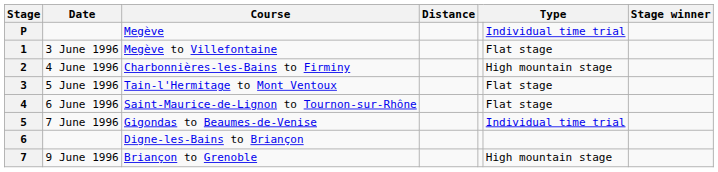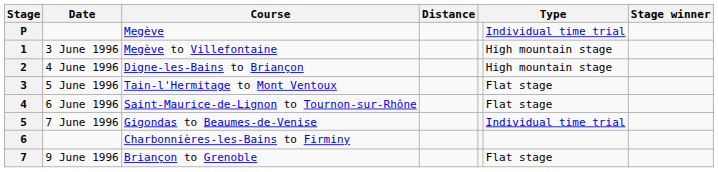(519, 49) Flat stage -> (549, 49) High mountain stage
(237, 67) Charbonnières-les-Bains to Firminy -> (214, 67) Digne-les-Bains to Briançon
(214, 139) Digne-les-Bains to Briançon -> (237, 139) Charbonnières-les-Bains to Firminy
(549, 158) High mountain stage -> (519, 158) Flat stage
